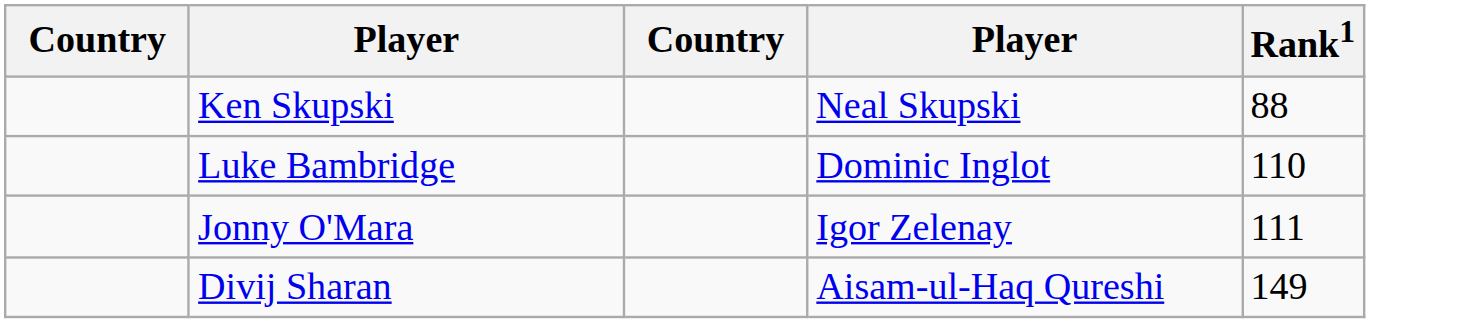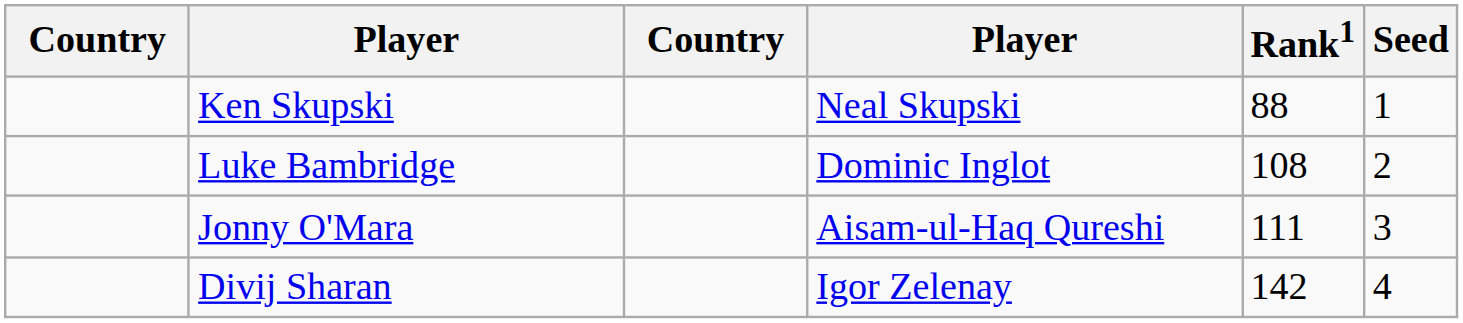+ column: (1411, 39)
(1278, 165) 110 -> (1279, 165) 108
(914, 226) Igor Zelenay -> (990, 226) Aisam-ul-Haq Qureshi
(990, 286) Aisam-ul-Haq Qureshi -> (914, 286) Igor Zelenay
(1279, 286) 149 -> (1279, 286) 142
